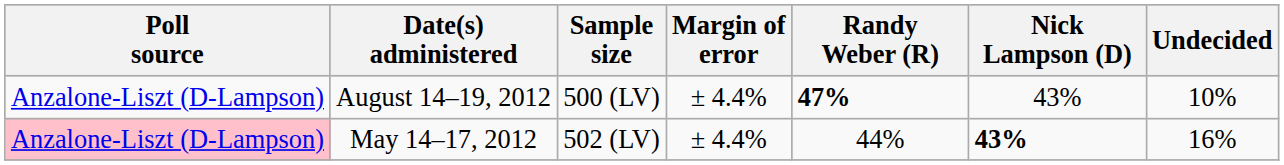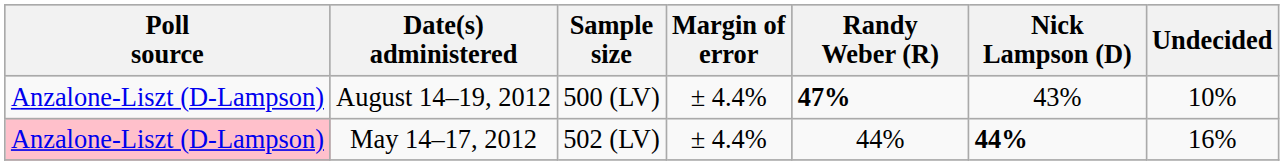(1001, 138) 43% -> (1001, 138) 44%
